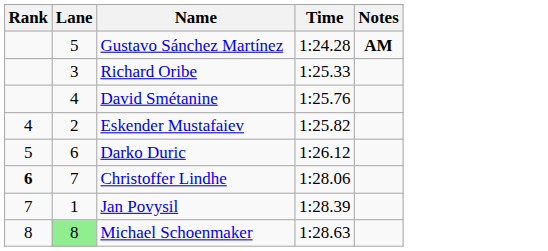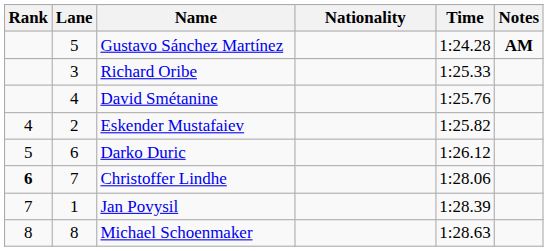+ column: (365, 17)
(74, 233) lightgreen background -> (74, 233) no background
